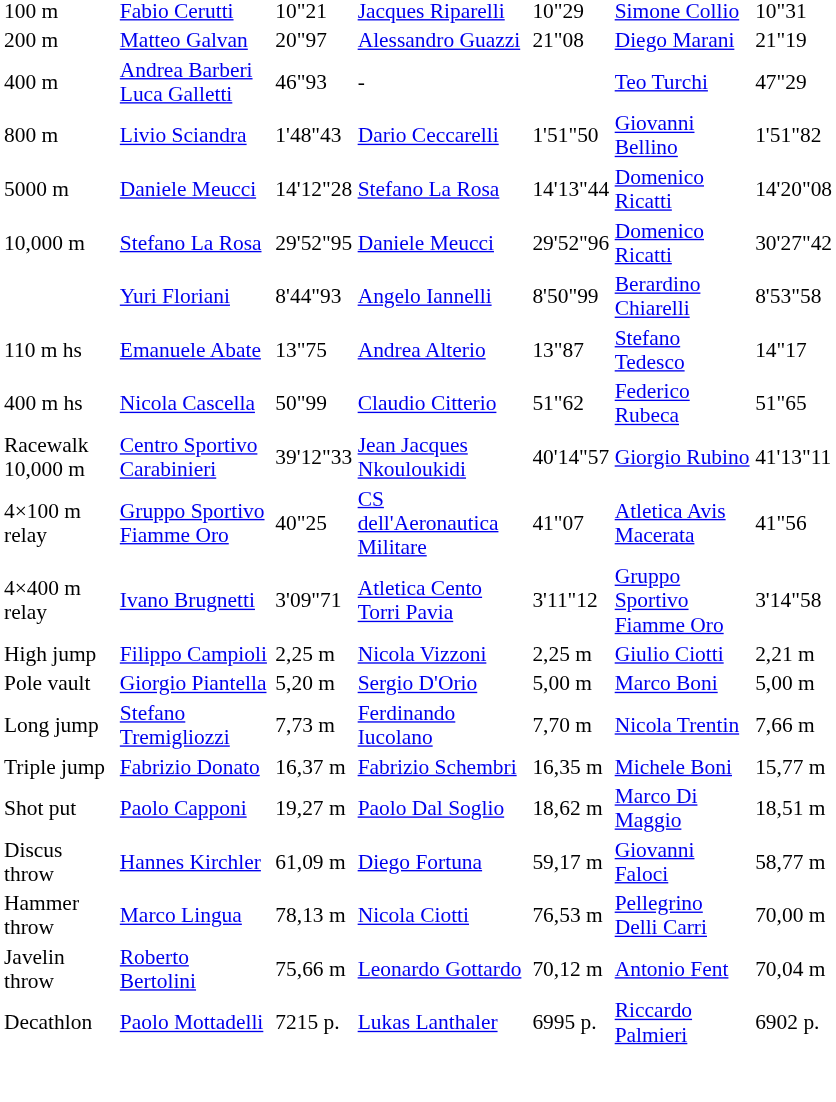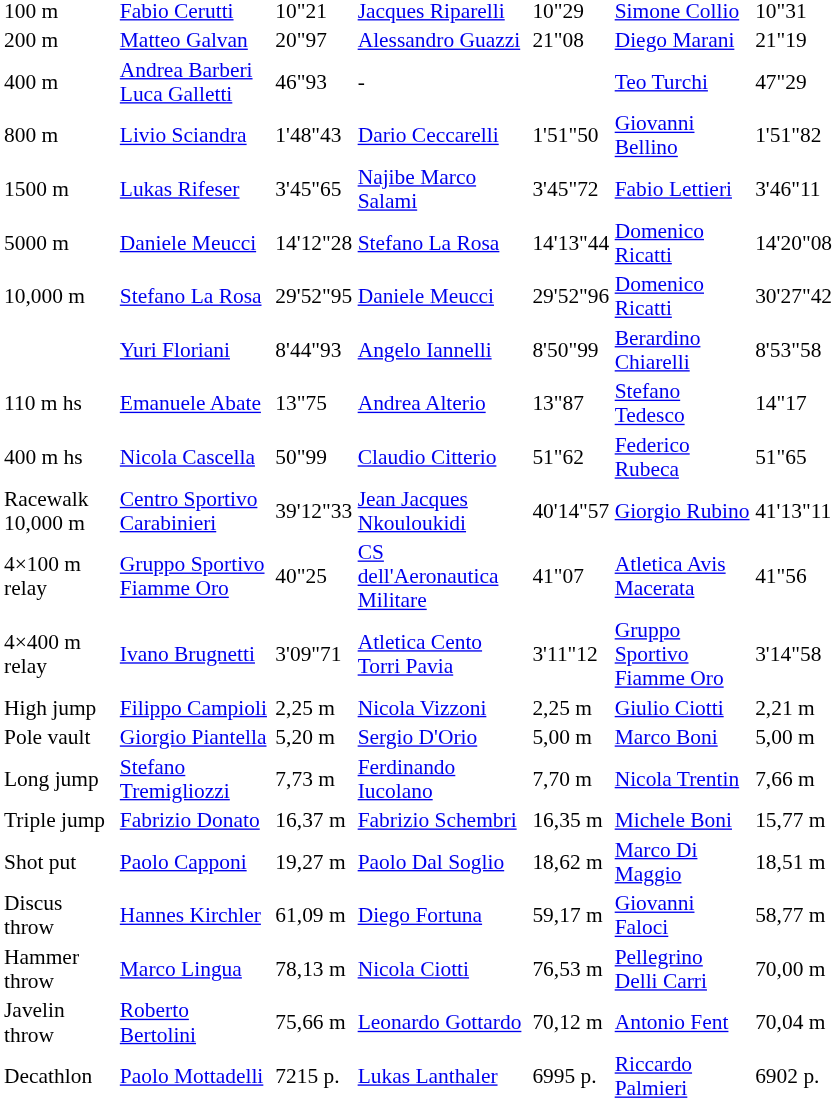+ row: (36, 189)
